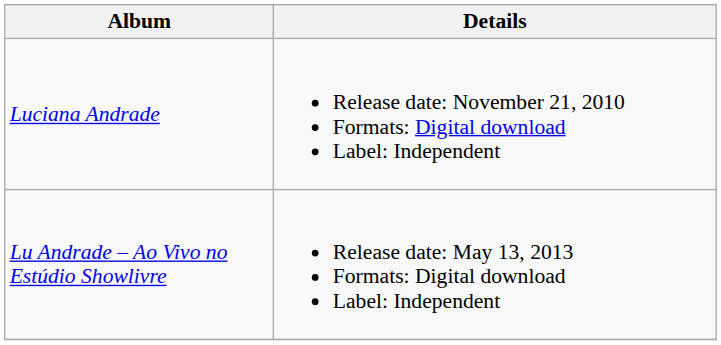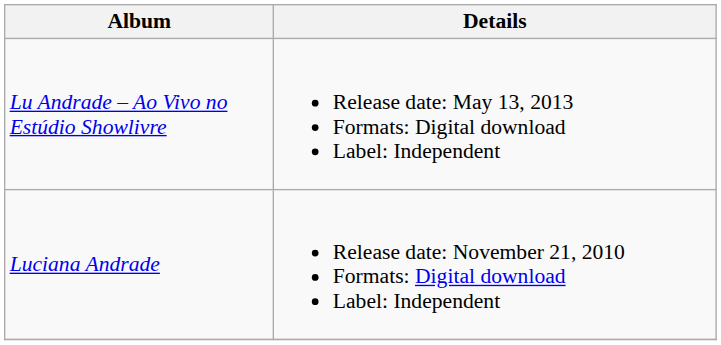rows swapped: (85, 113) <-> (119, 264)
